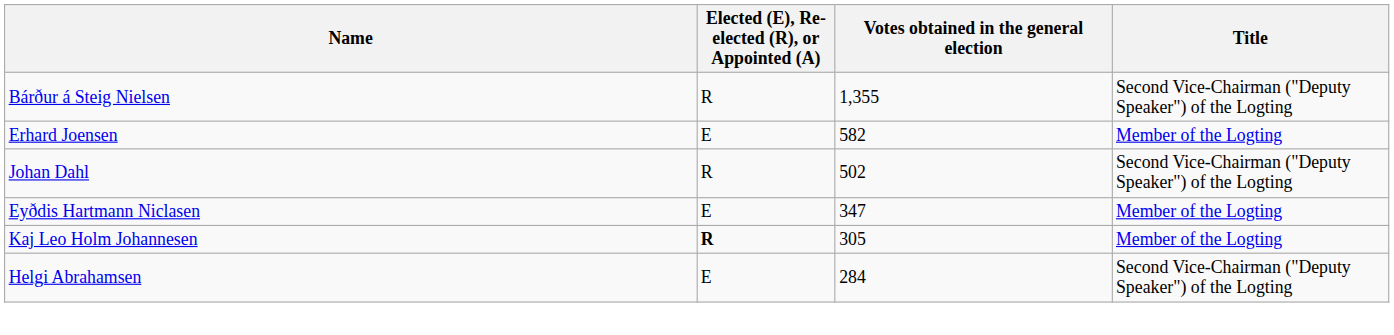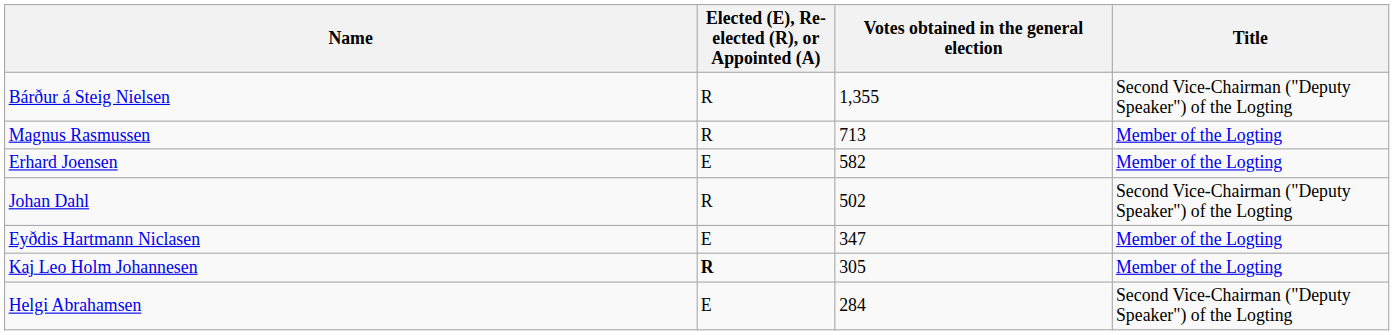+ row: (79, 134)
